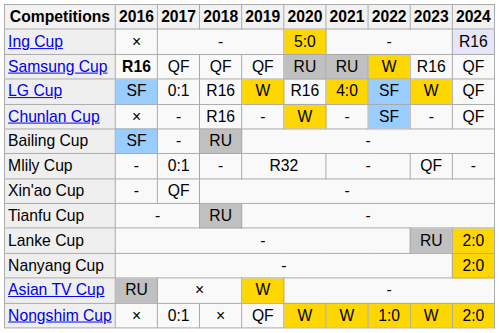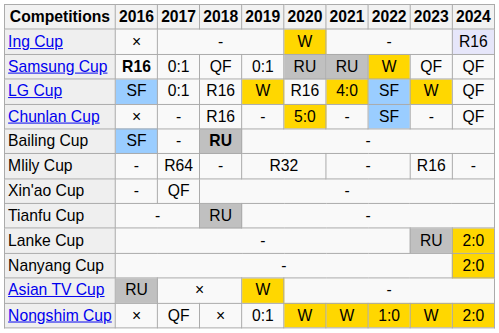(305, 41) 5:0 -> (305, 41) W
(179, 66) QF -> (179, 66) 0:1
(263, 66) QF -> (263, 66) 0:1
(431, 66) R16 -> (431, 66) QF
(305, 116) W -> (305, 116) 5:0
(221, 141) normal -> (221, 141) bold
(179, 166) 0:1 -> (179, 166) R64
(431, 166) QF -> (431, 166) R16
(179, 315) 0:1 -> (179, 315) QF
(263, 315) QF -> (263, 315) 0:1
